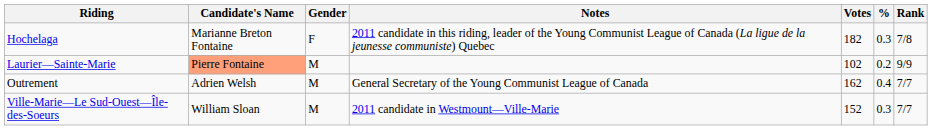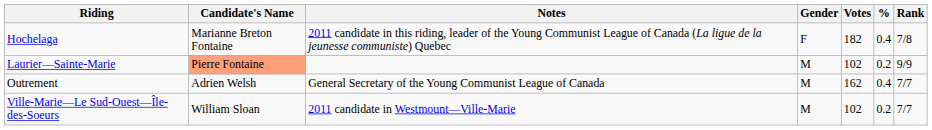columns swapped: (595, 13) <-> (327, 13)
(884, 39) 0.3 -> (884, 39) 0.4
(853, 108) 152 -> (853, 108) 102
(884, 108) 0.3 -> (884, 108) 0.2
